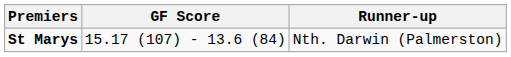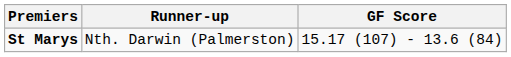columns swapped: (185, 16) <-> (398, 16)
